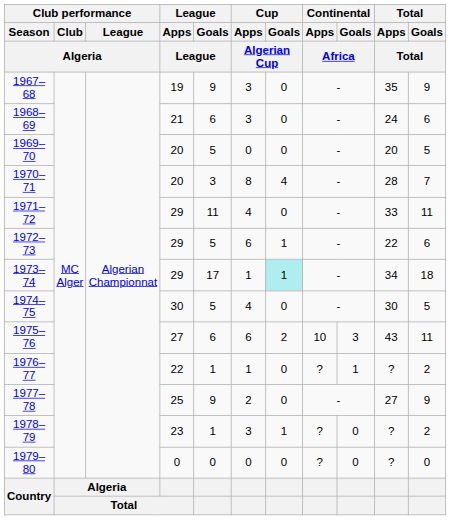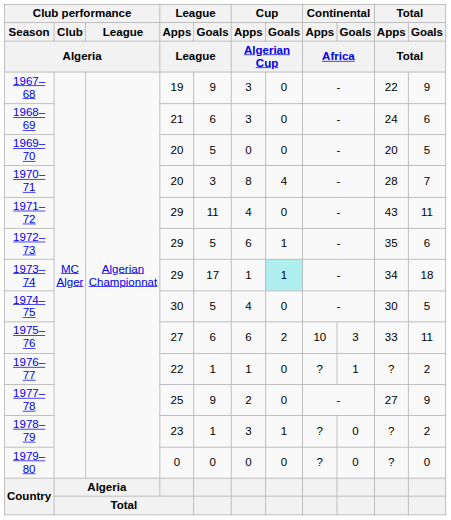(391, 87) 35 -> (391, 87) 22
(391, 212) 33 -> (391, 212) 43
(391, 244) 22 -> (391, 244) 35
(391, 337) 43 -> (391, 337) 33
